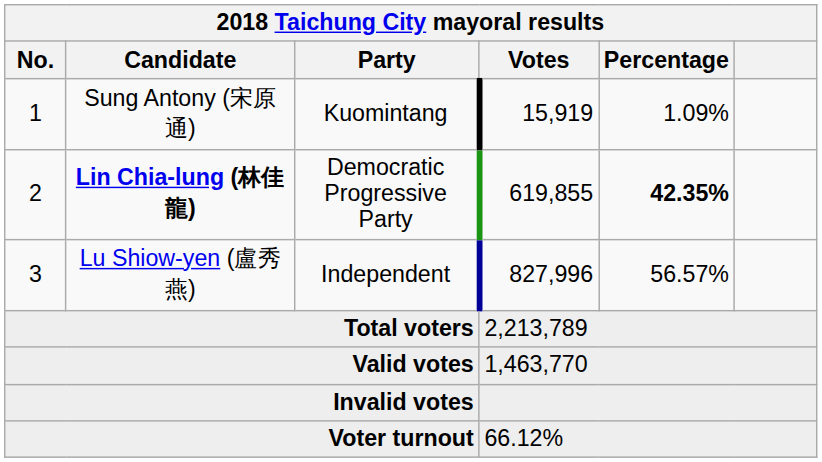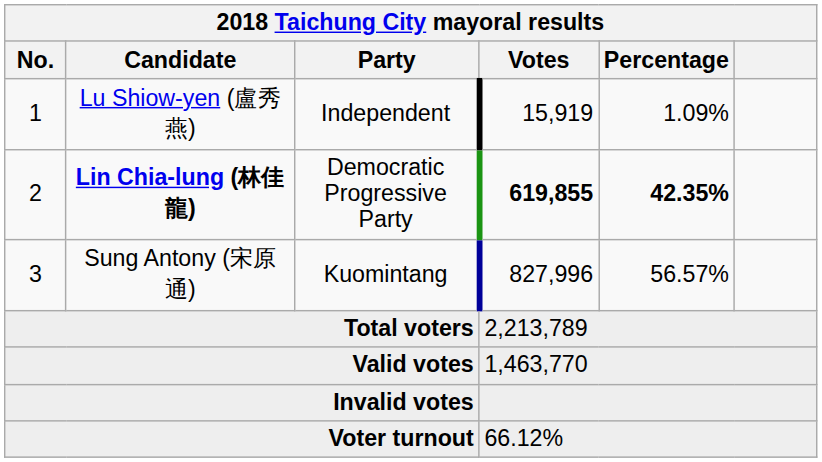(180, 113) Sung Antony (宋原通) -> (180, 113) Lu Shiow-yen (盧秀燕)
(386, 113) Kuomintang -> (386, 113) Independent
(551, 194) normal -> (551, 194) bold
(180, 273) Lu Shiow-yen (盧秀燕) -> (180, 273) Sung Antony (宋原通)
(386, 274) Independent -> (386, 274) Kuomintang
